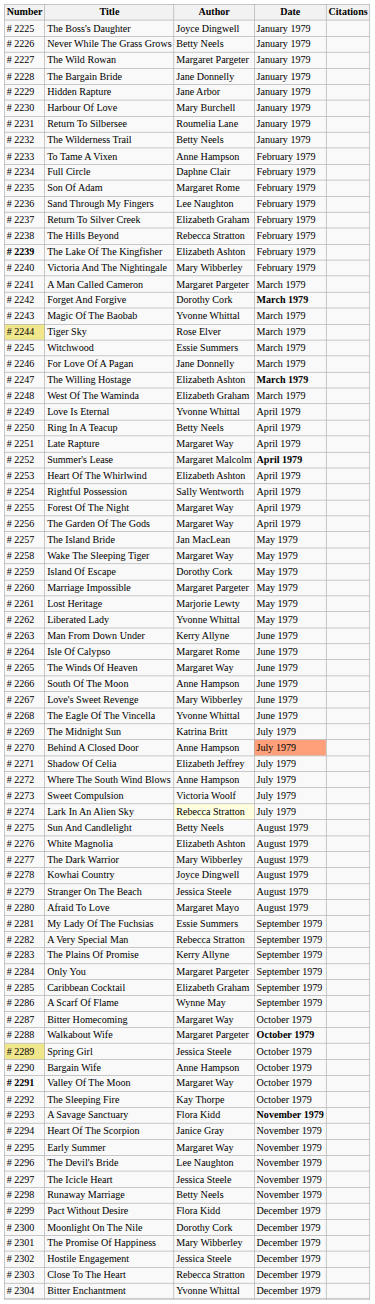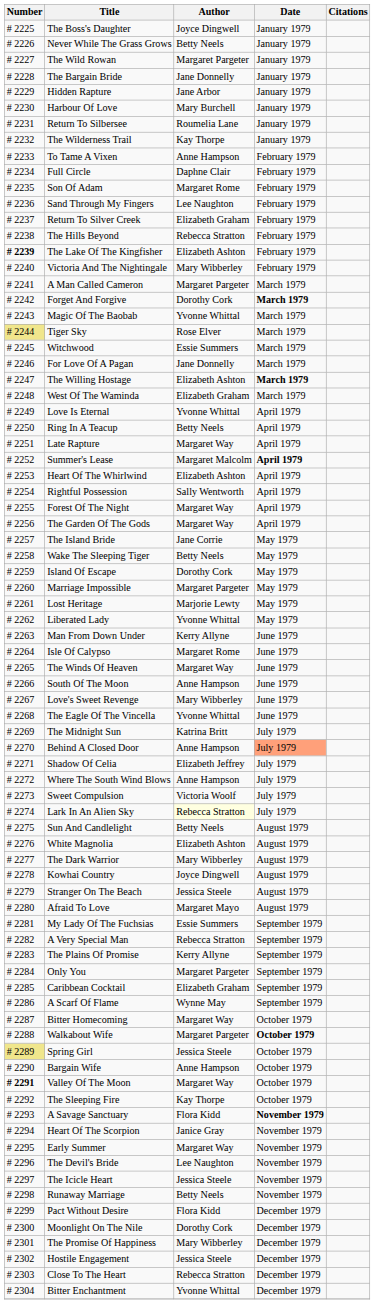(200, 140) Betty Neels -> (200, 140) Kay Thorpe
(203, 540) Jan MacLean -> (199, 540) Jane Corrie
(205, 556) Margaret Way -> (200, 556) Betty Neels
